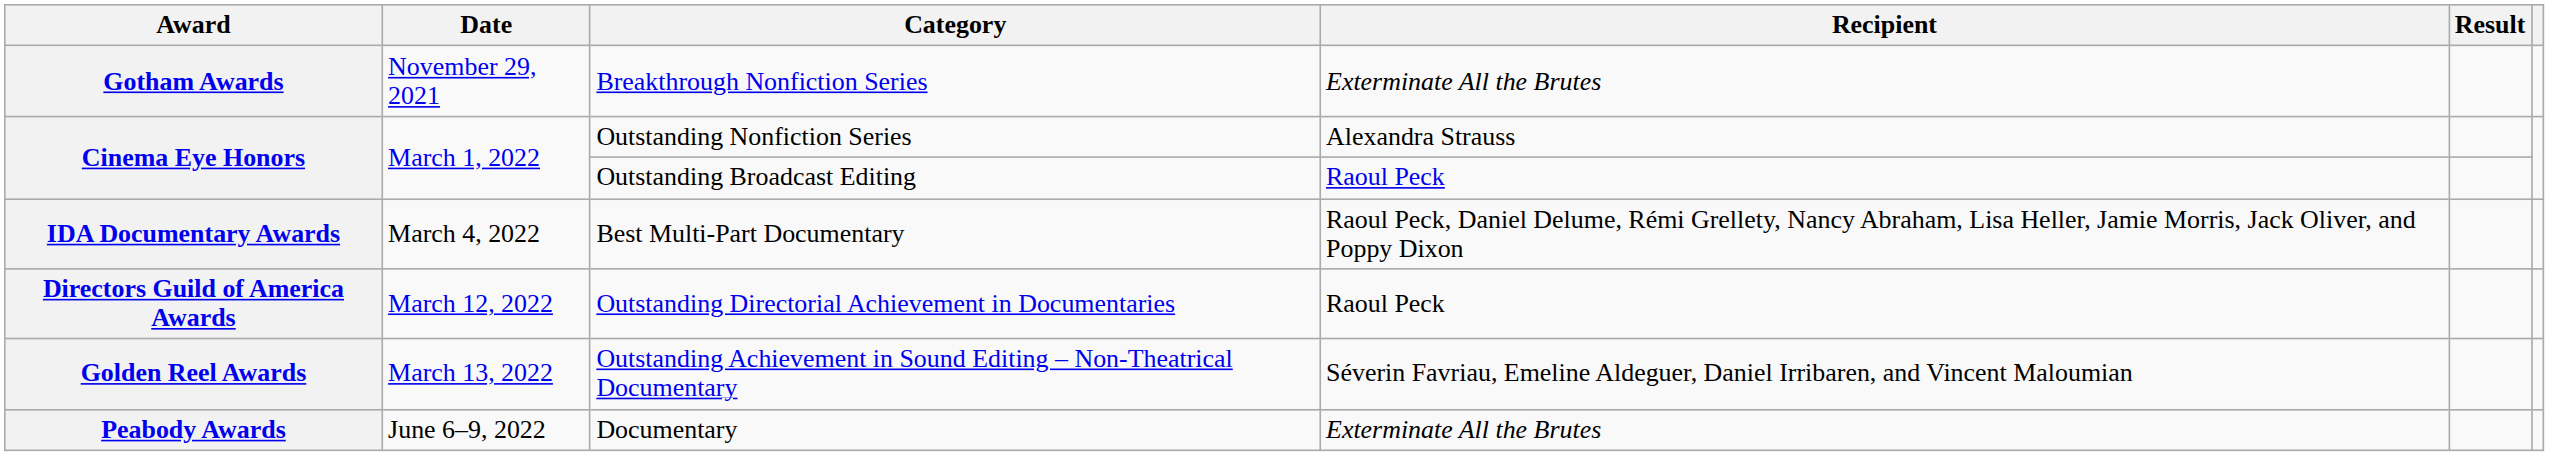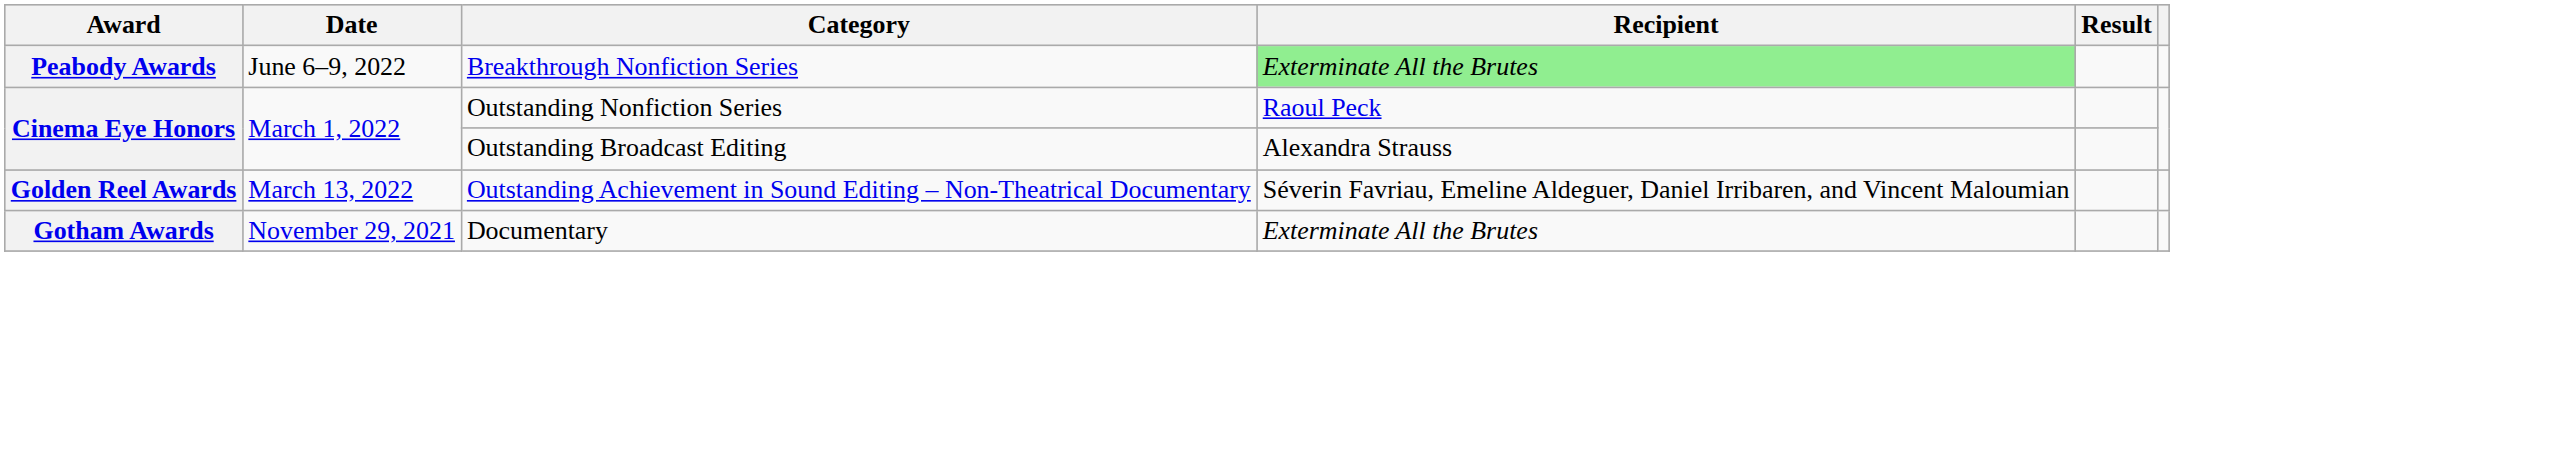(193, 80) Gotham Awards -> (124, 66) Peabody Awards
(462, 80) November 29, 2021 -> (327, 66) June 6–9, 2022
(1464, 80) no background -> (1400, 66) lightgreen background
(1421, 136) Alexandra Strauss -> (1322, 107) Raoul Peck
(1385, 177) Raoul Peck -> (1357, 148) Alexandra Strauss
- row: (750, 233)
- row: (886, 303)
(193, 429) Peabody Awards -> (124, 230) Gotham Awards
(467, 429) June 6–9, 2022 -> (352, 230) November 29, 2021
